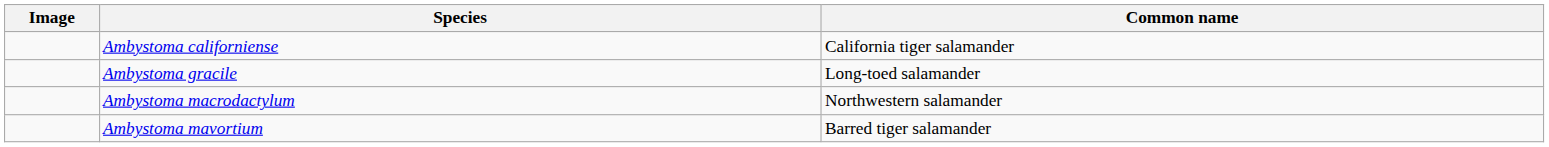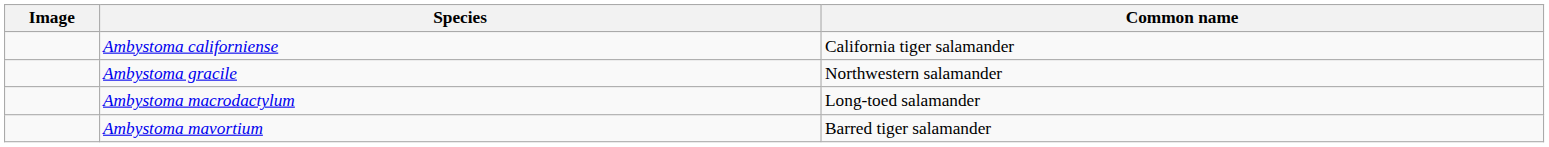(903, 73) Long-toed salamander -> (914, 73) Northwestern salamander
(914, 100) Northwestern salamander -> (903, 100) Long-toed salamander
